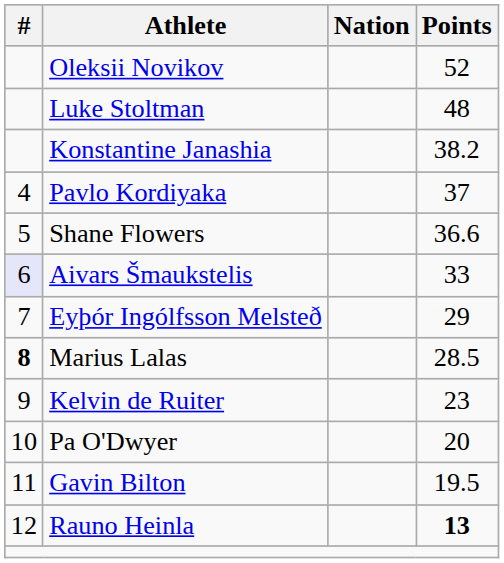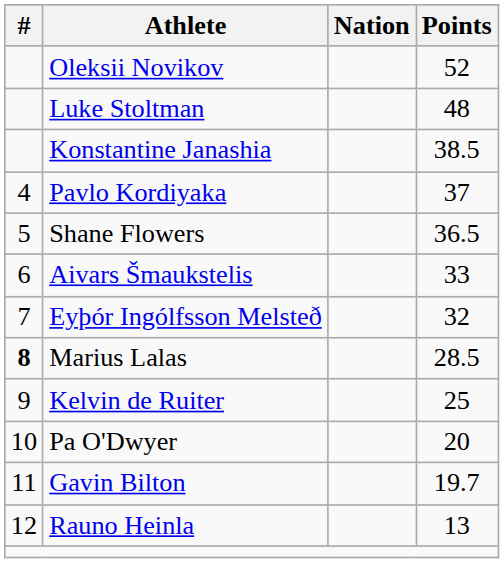(457, 150) 38.2 -> (457, 150) 38.5
(457, 233) 36.6 -> (457, 233) 36.5
(24, 274) lavender background -> (24, 274) no background
(457, 316) 29 -> (457, 316) 32
(457, 399) 23 -> (457, 399) 25
(457, 483) 19.5 -> (457, 483) 19.7
(457, 524) bold -> (457, 524) normal
